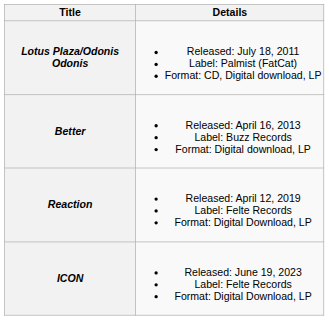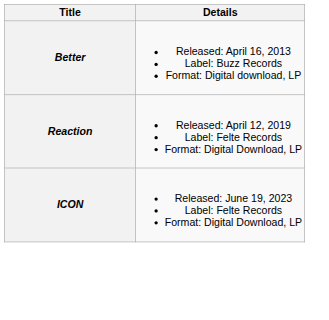- row: (70, 58)
